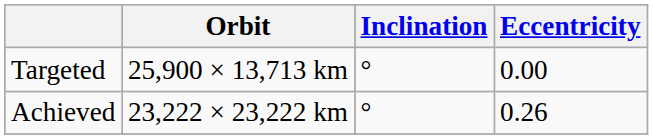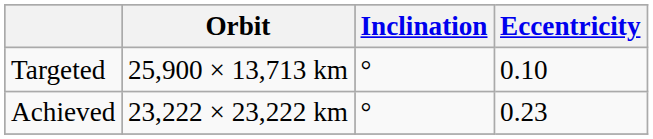(524, 69) 0.00 -> (524, 69) 0.10
(524, 112) 0.26 -> (524, 112) 0.23
